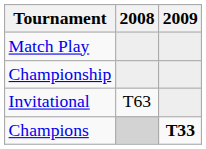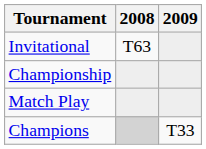rows swapped: (49, 46) <-> (49, 102)
(180, 130) bold -> (180, 130) normal
